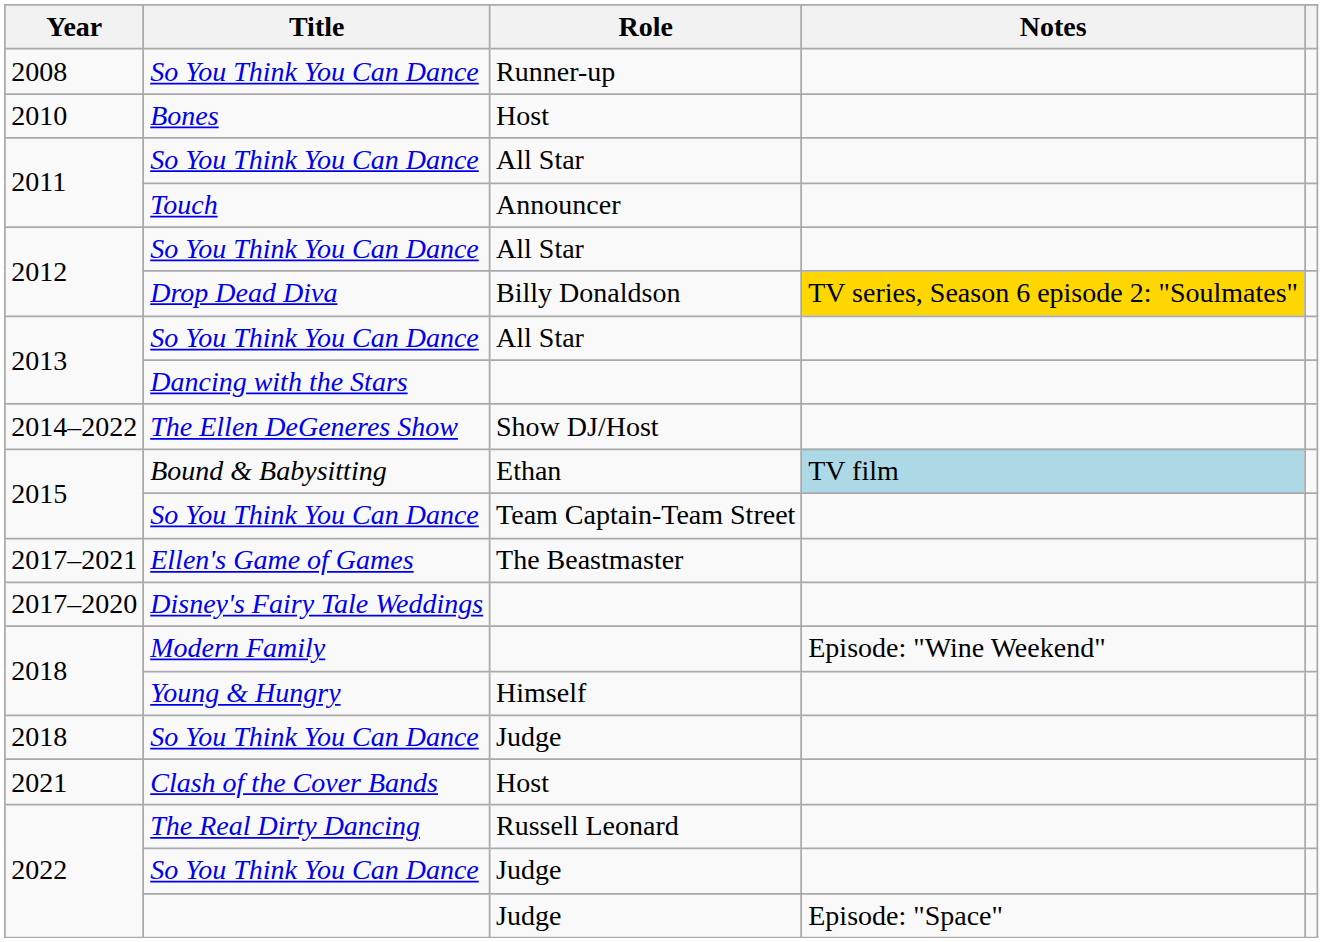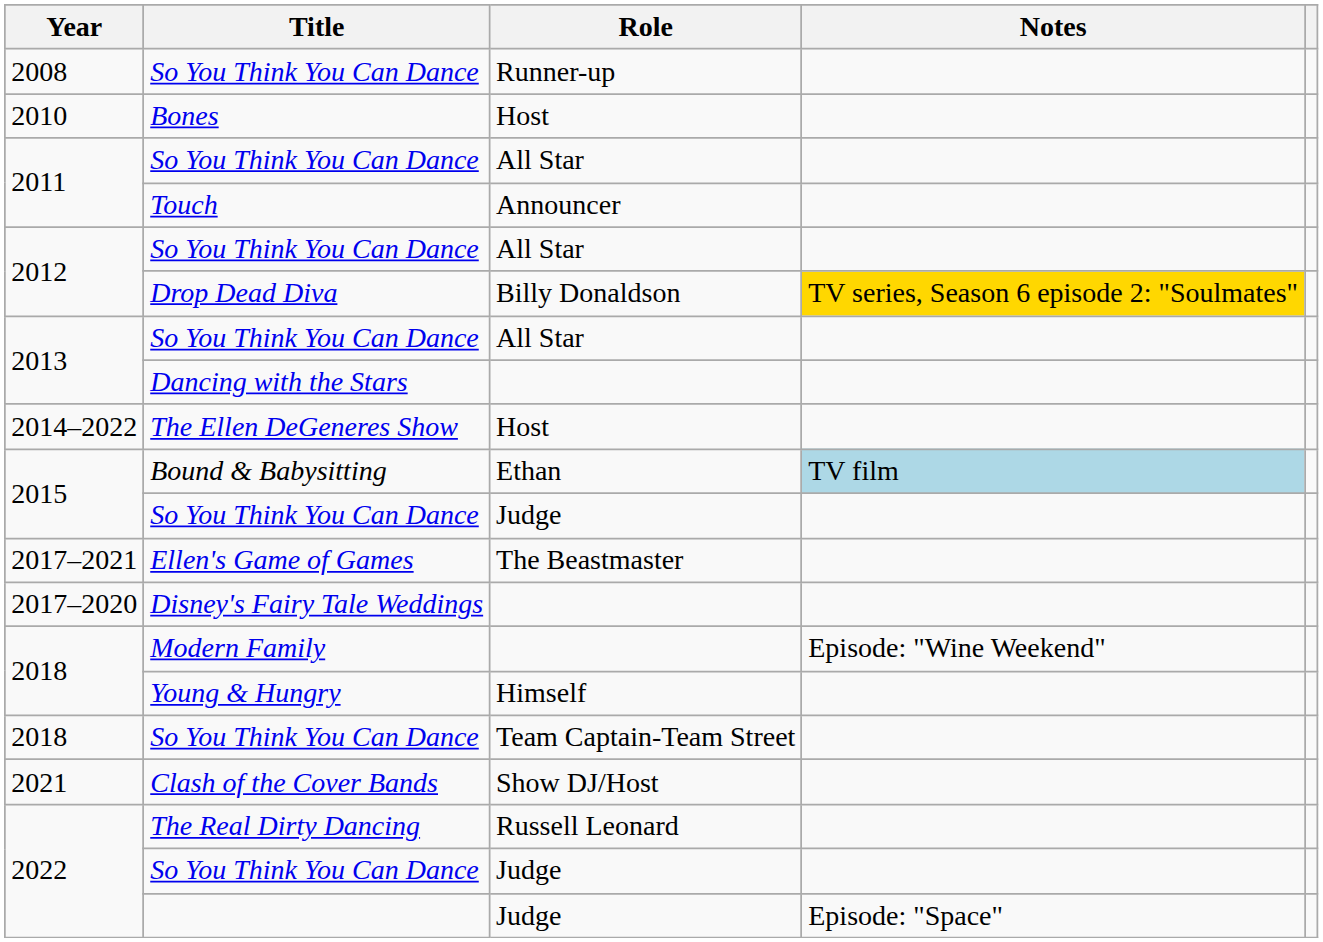(577, 426) Show DJ/Host -> (523, 426) Host
(646, 515) Team Captain-Team Street -> (529, 515) Judge
(529, 737) Judge -> (646, 737) Team Captain-Team Street
(523, 781) Host -> (577, 781) Show DJ/Host
